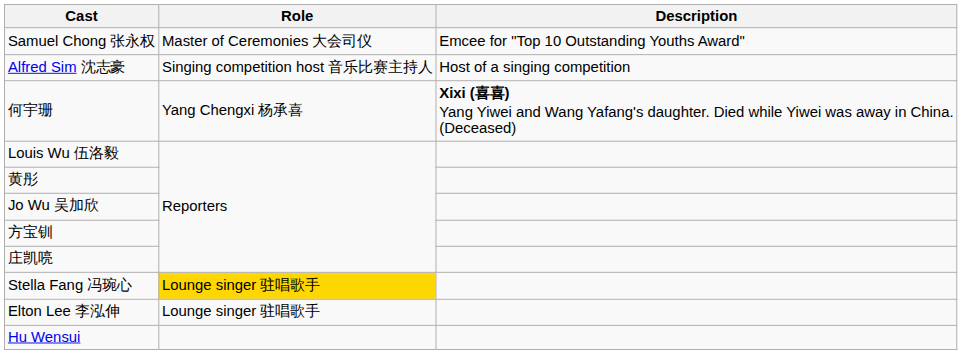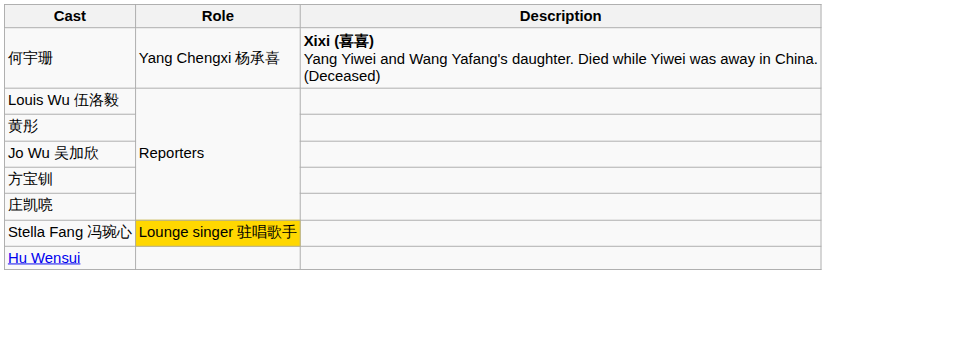- row: (82, 40)
- row: (67, 67)
- row: (64, 311)
